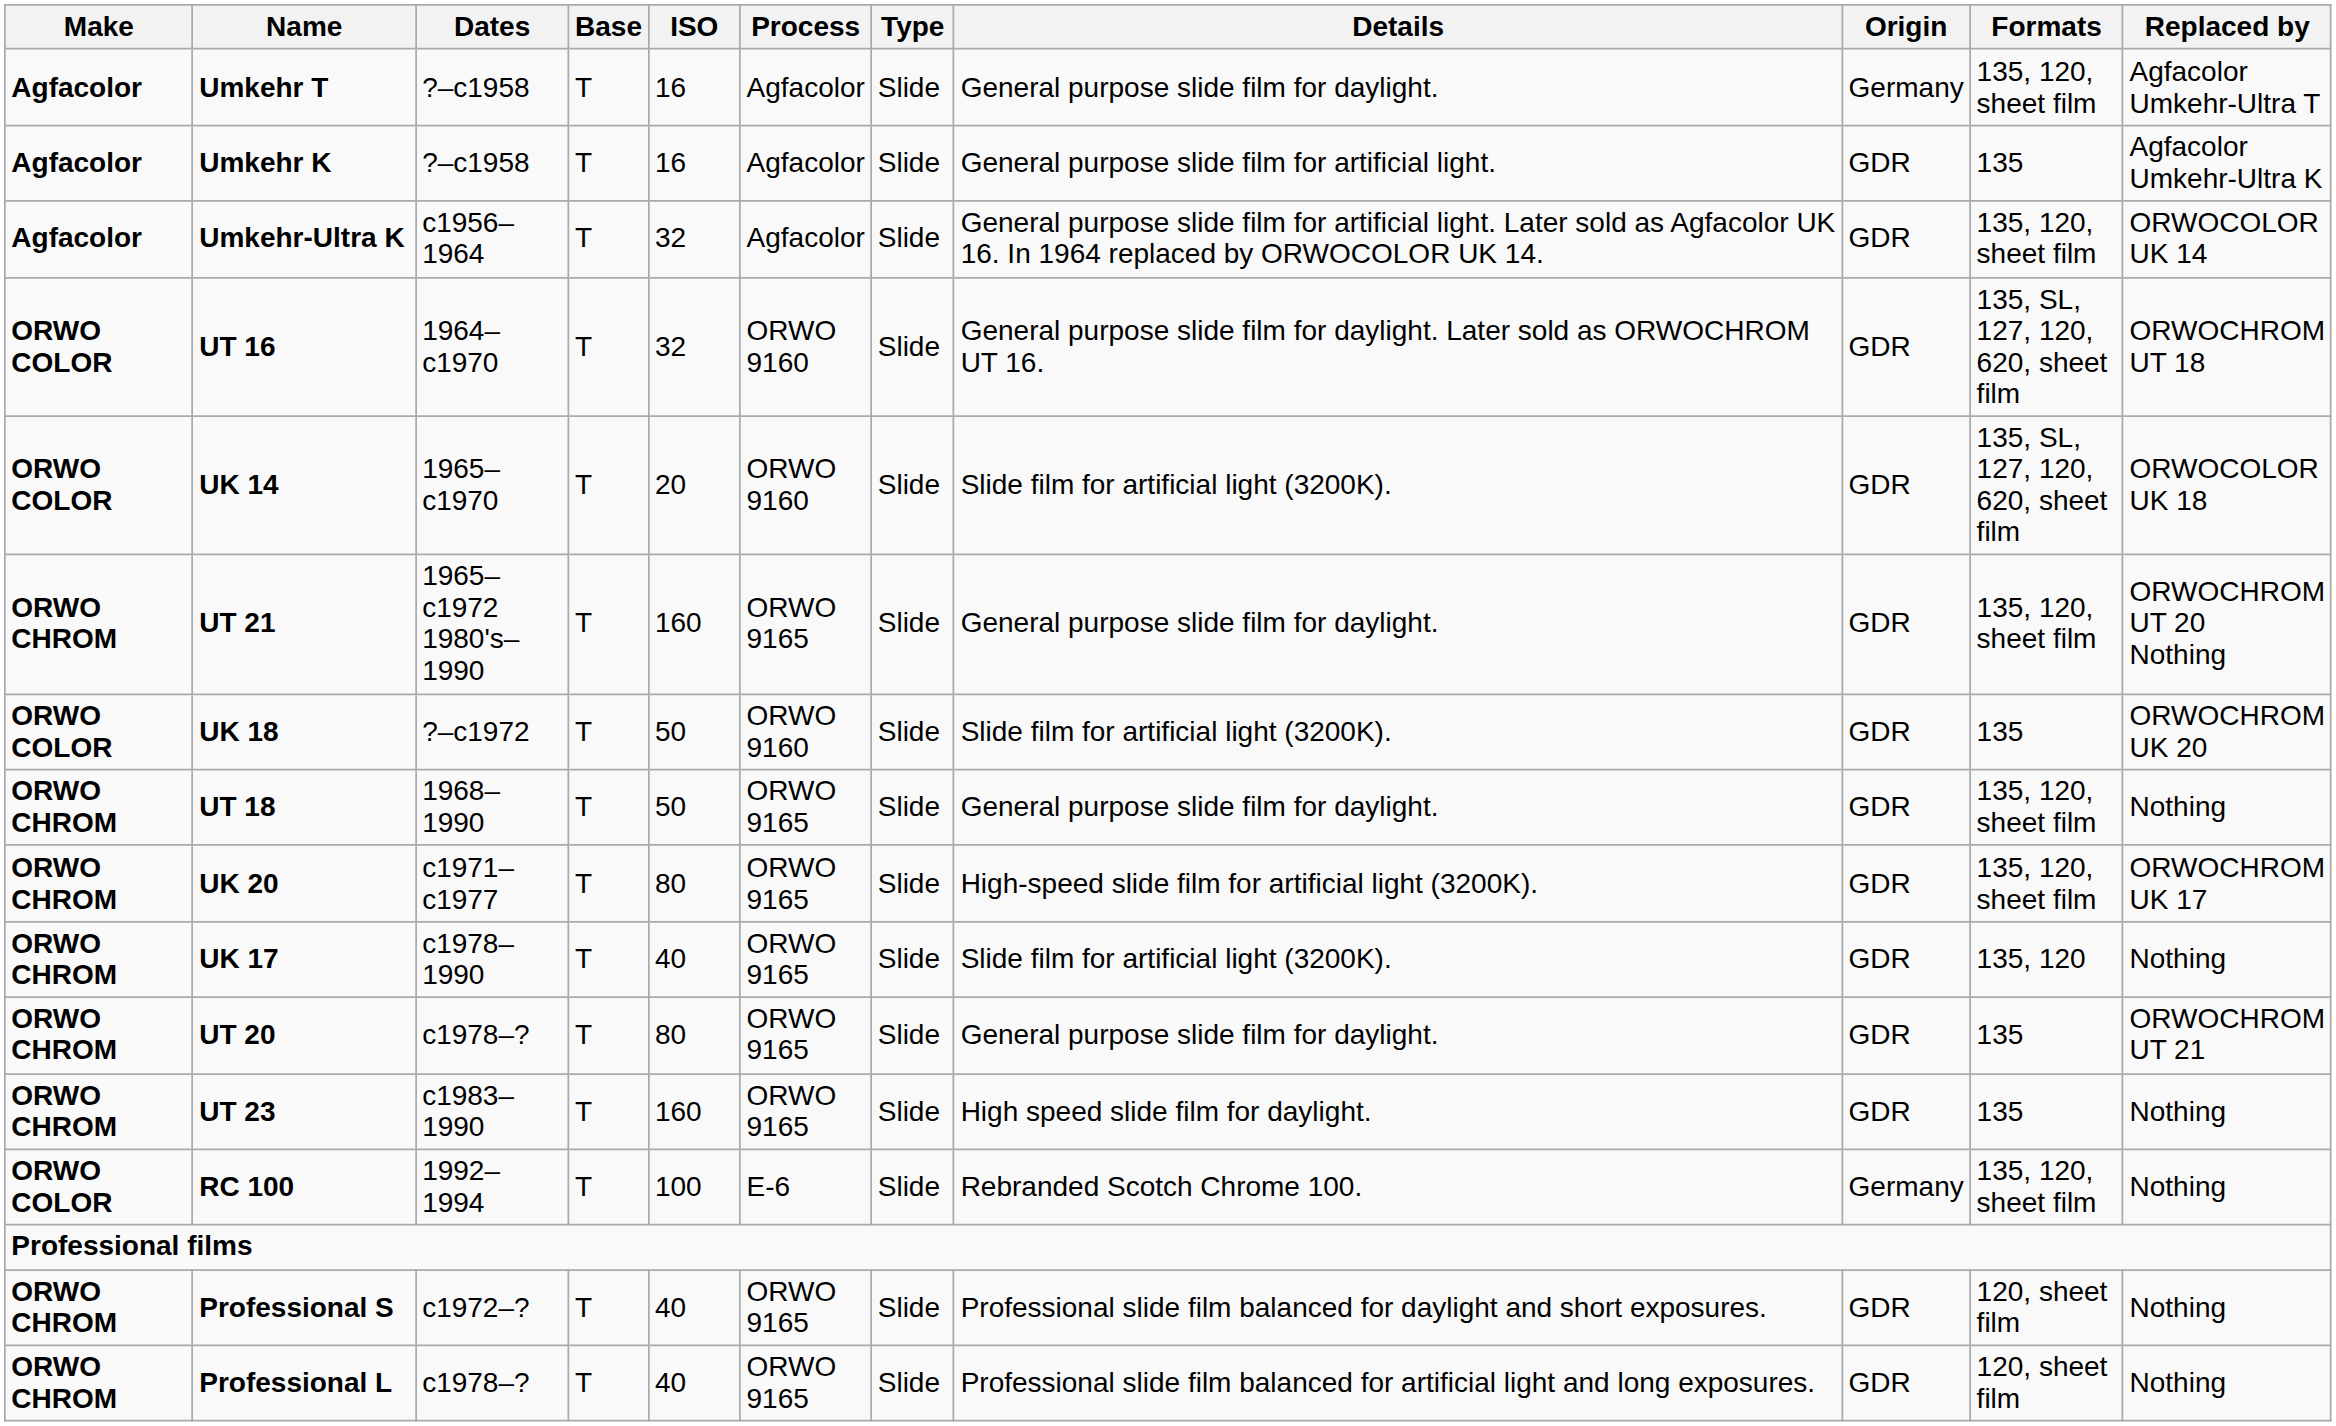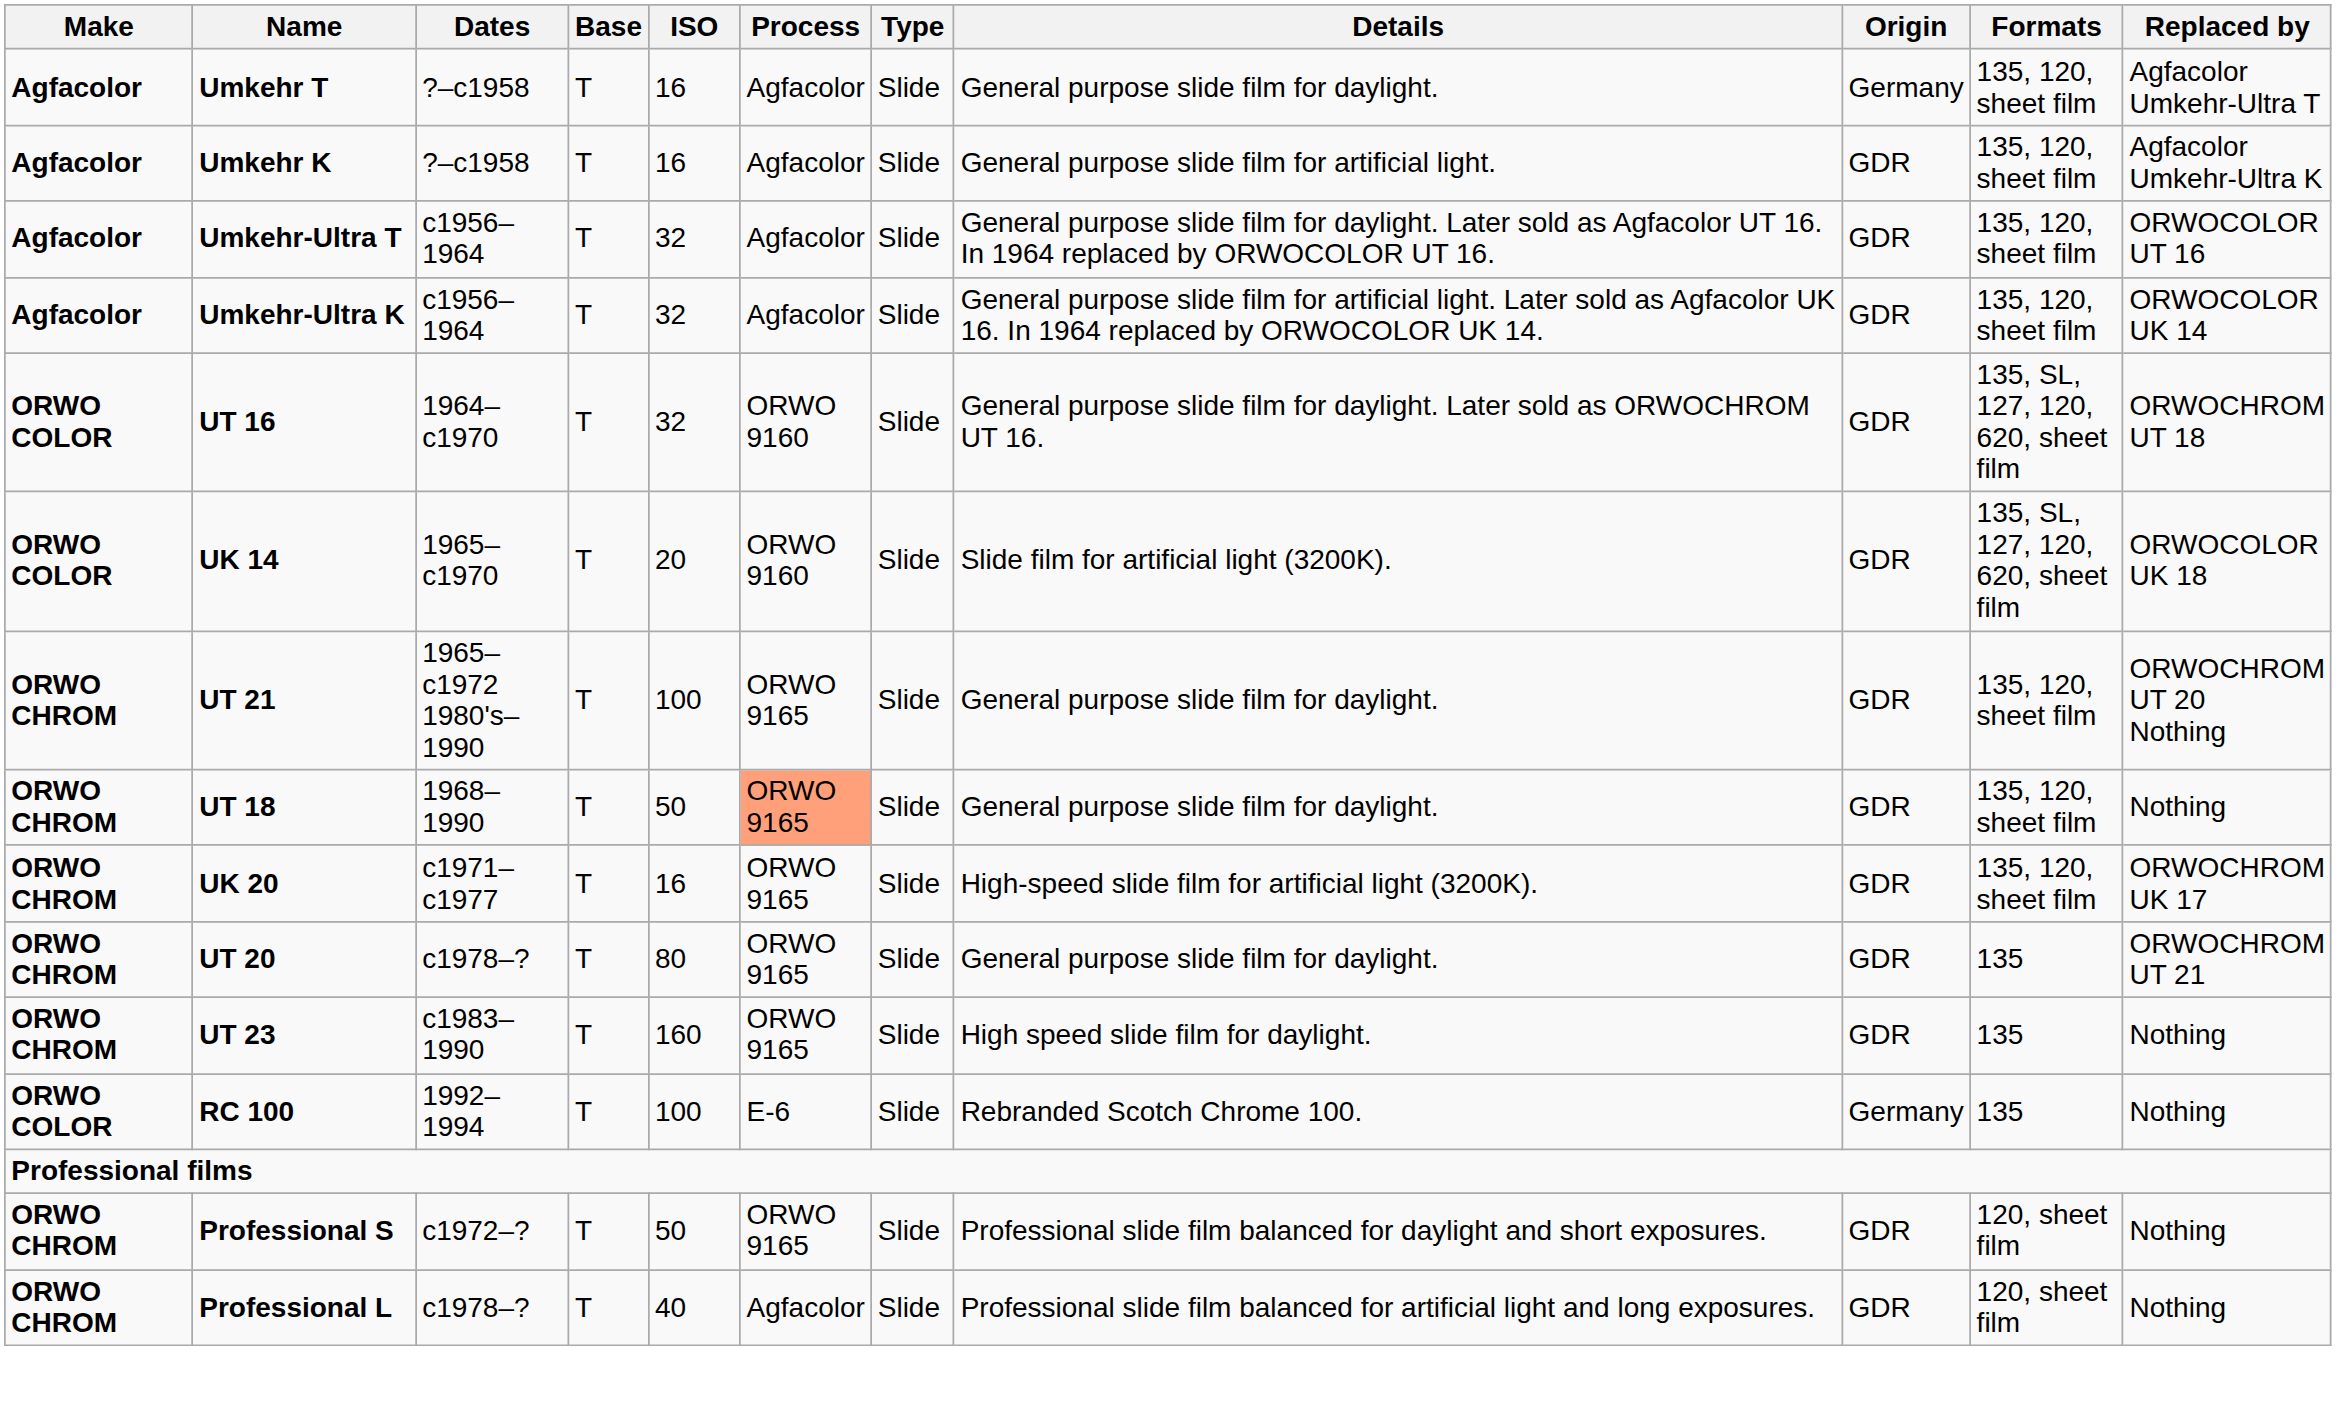(2000, 162) 135 -> (2037, 162) 135, 120, sheet film
+ row: (300, 238)
(678, 623) 160 -> (678, 699) 100
- row: (239, 731)
(791, 807) no background -> (791, 807) lightsalmon background
(670, 883) 80 -> (670, 883) 16
- row: (239, 959)
(2037, 1186) 135, 120, sheet film -> (2000, 1110) 135
(670, 1307) 40 -> (670, 1231) 50
(791, 1382) ORWO 9165 -> (806, 1307) Agfacolor
